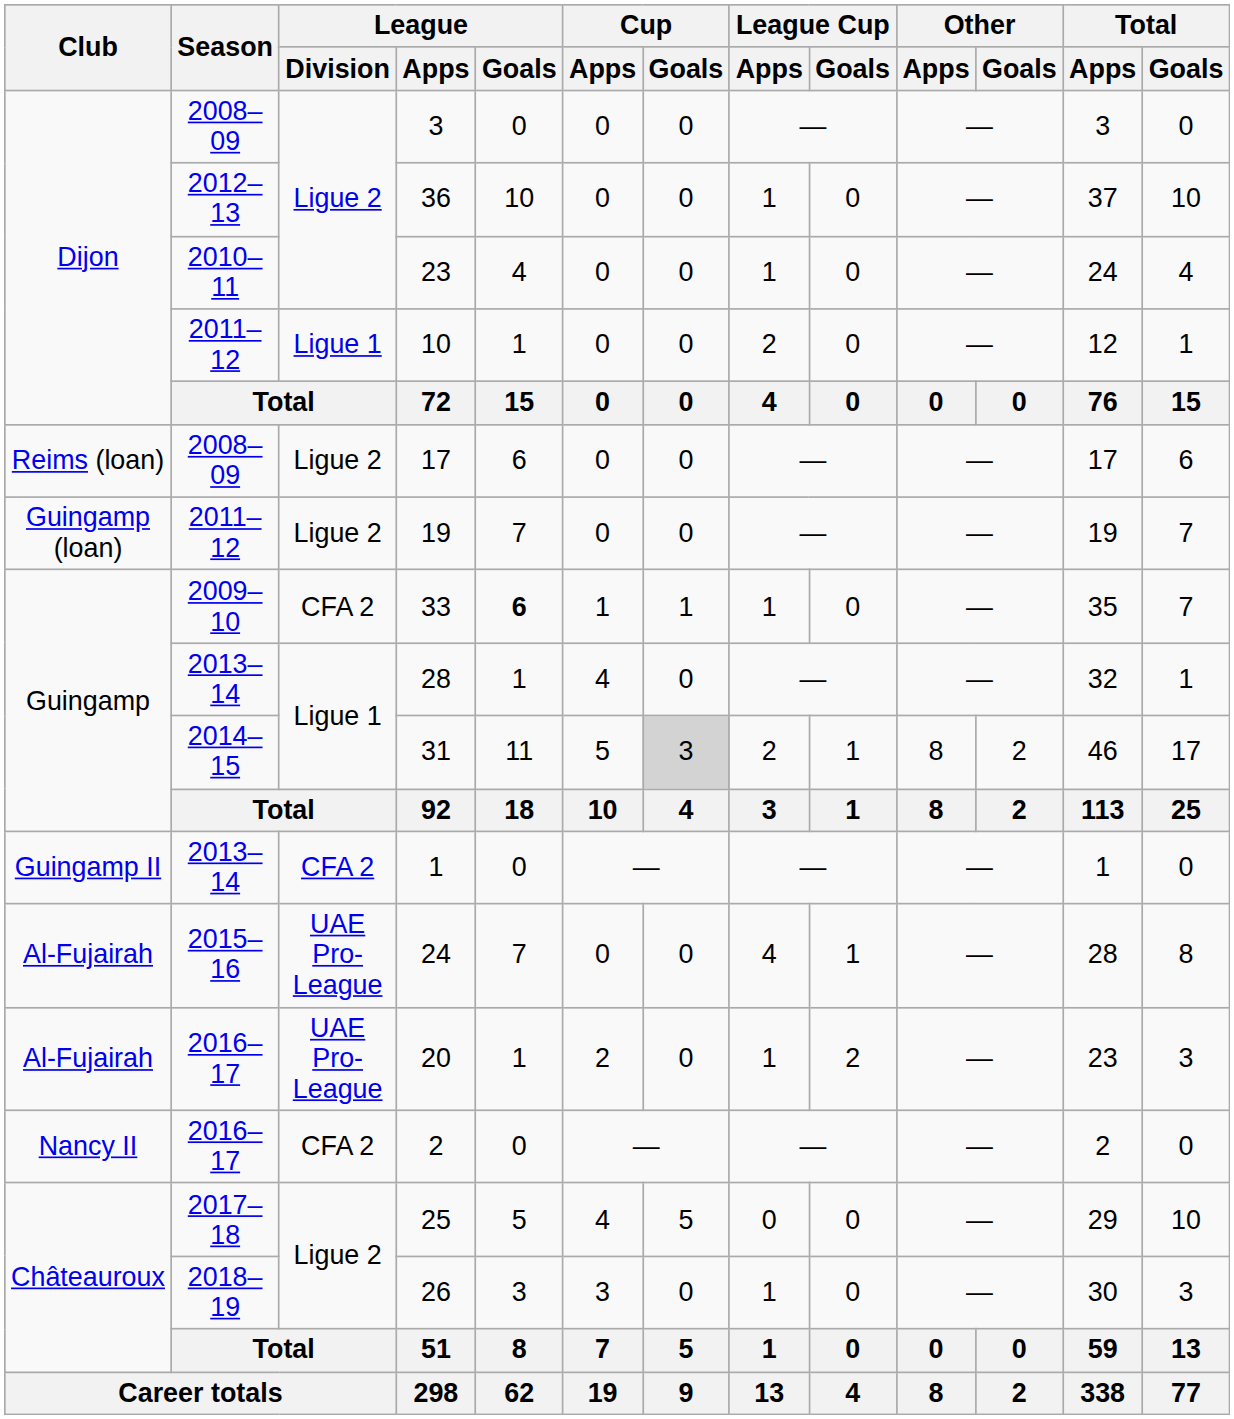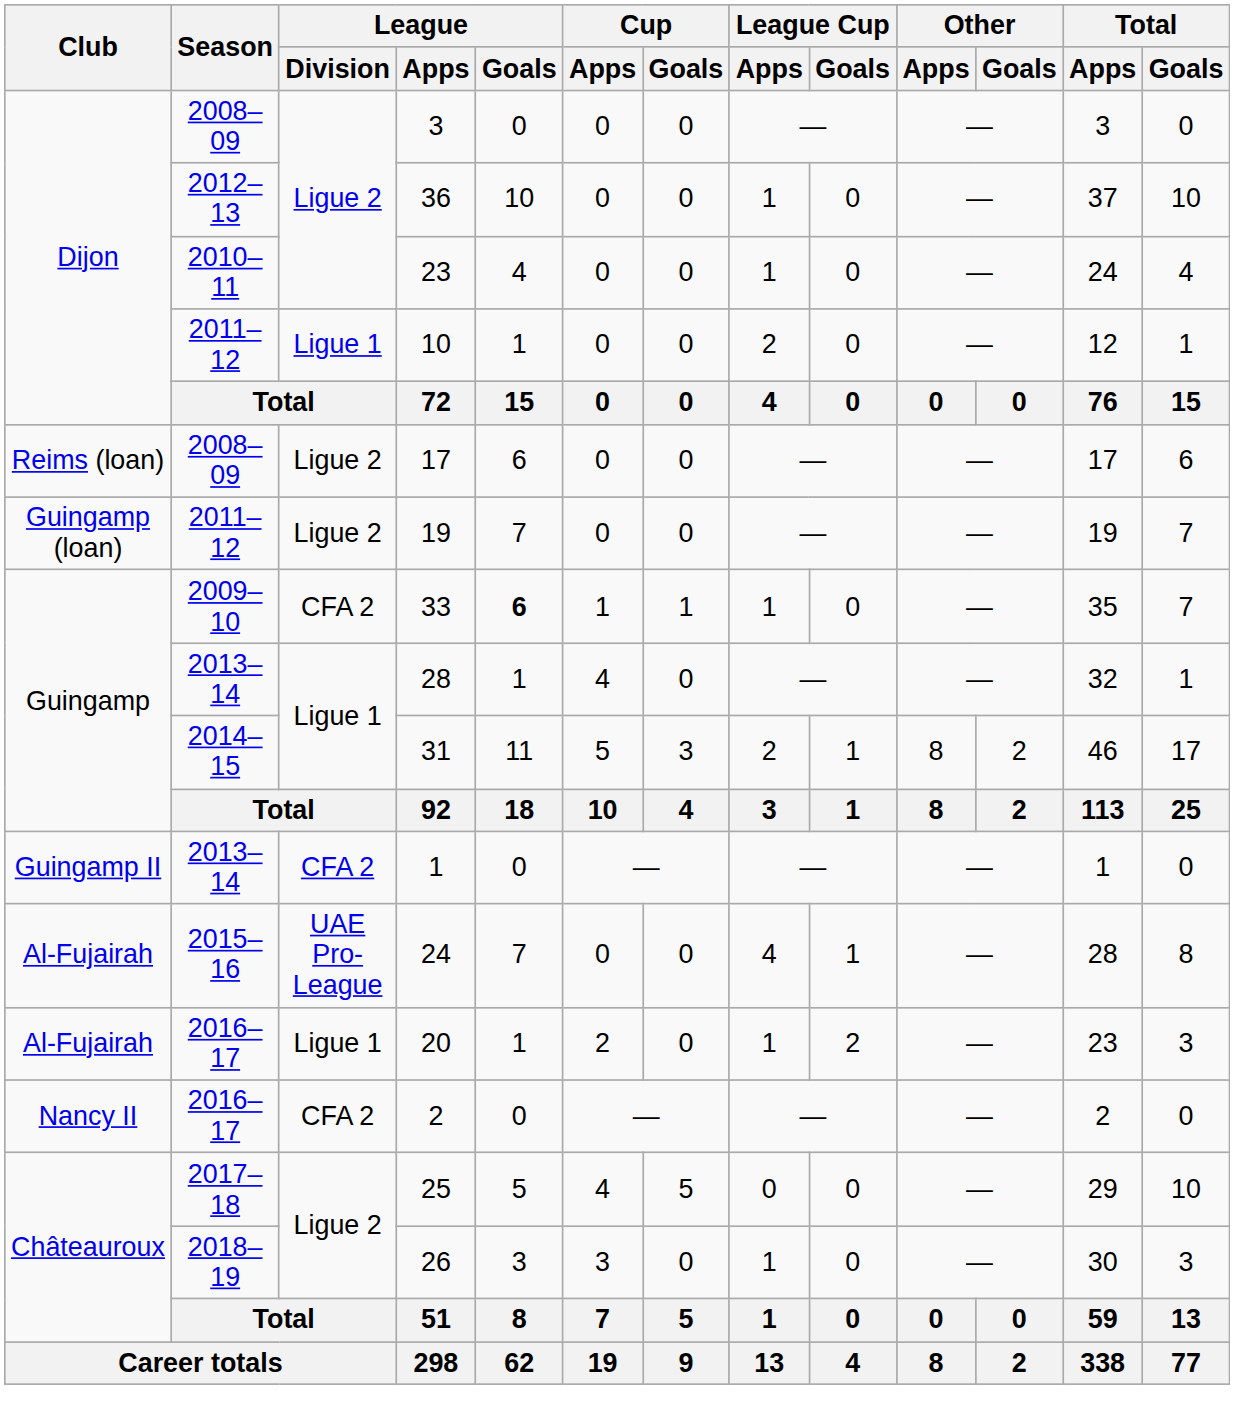(686, 751) lightgrey background -> (686, 751) no background
(338, 1058) UAE Pro-League -> (338, 1043) Ligue 1
